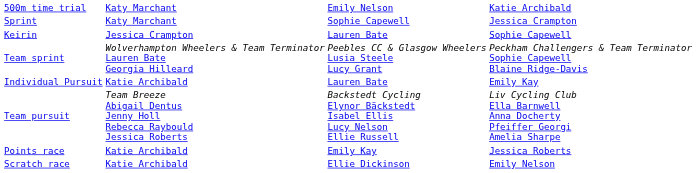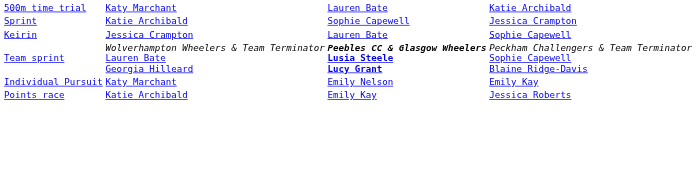(360, 8) Emily Nelson -> (358, 8) Lauren Bate
(141, 21) Katy Marchant -> (147, 21) Katie Archibald
(407, 58) normal -> (407, 58) bold
(147, 82) Katie Archibald -> (141, 82) Katy Marchant
(358, 82) Lauren Bate -> (360, 82) Emily Nelson
- row: (37, 116)
- row: (37, 164)
